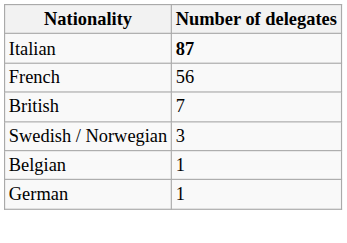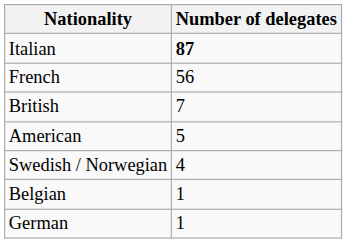+ row: (45, 135)
(180, 135) 3 -> (180, 164) 4
